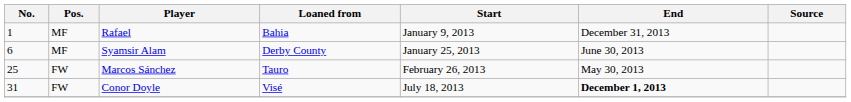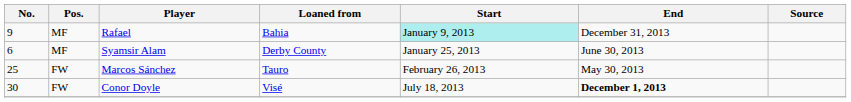(10, 32) 1 -> (10, 32) 9
(438, 32) no background -> (438, 32) paleturquoise background
(13, 88) 31 -> (13, 88) 30
